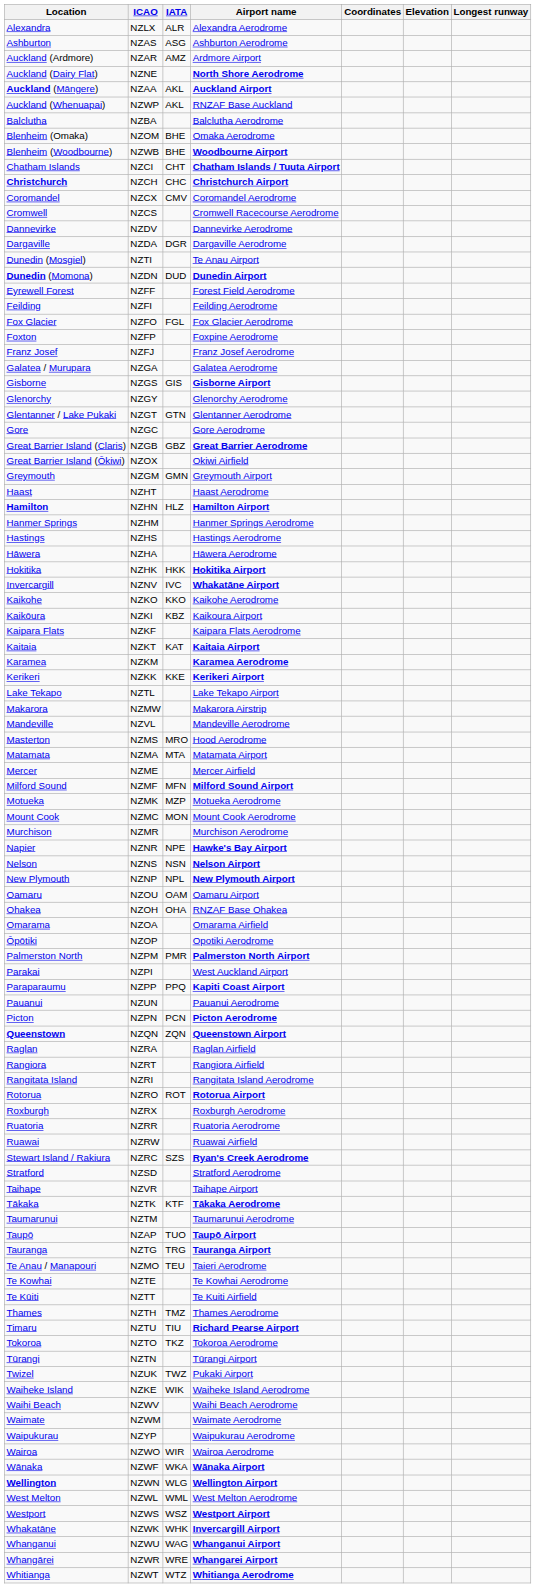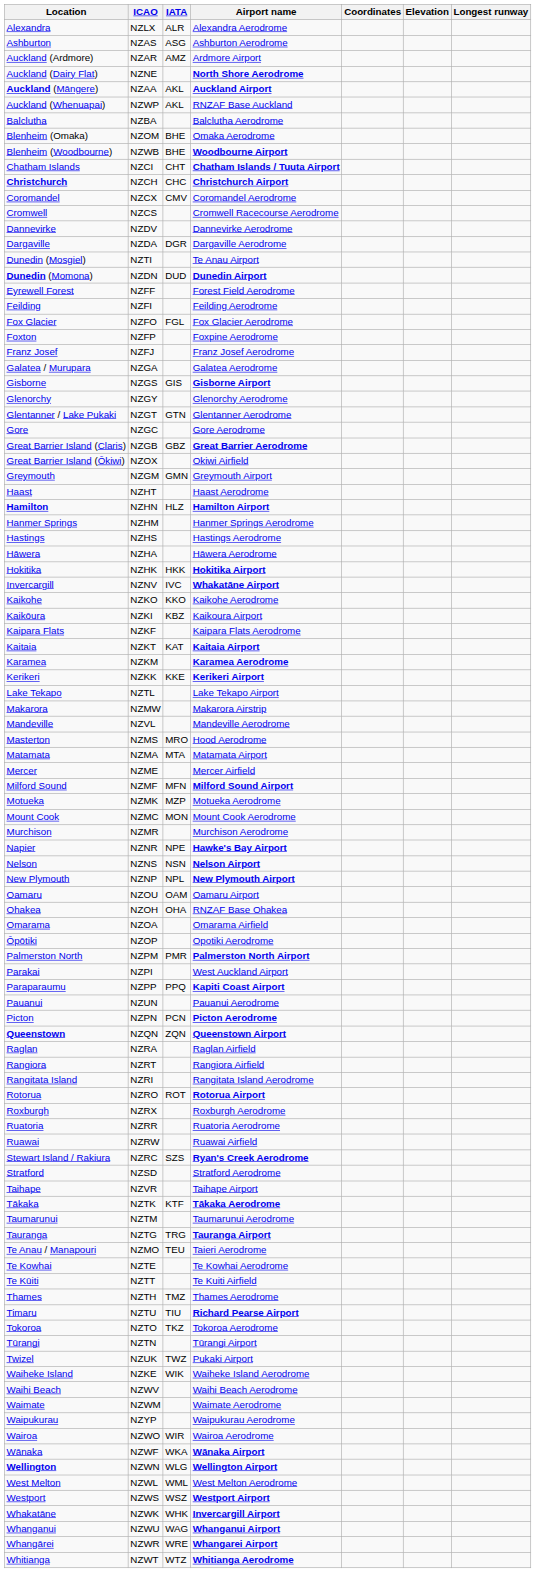- row: (20, 1235)
